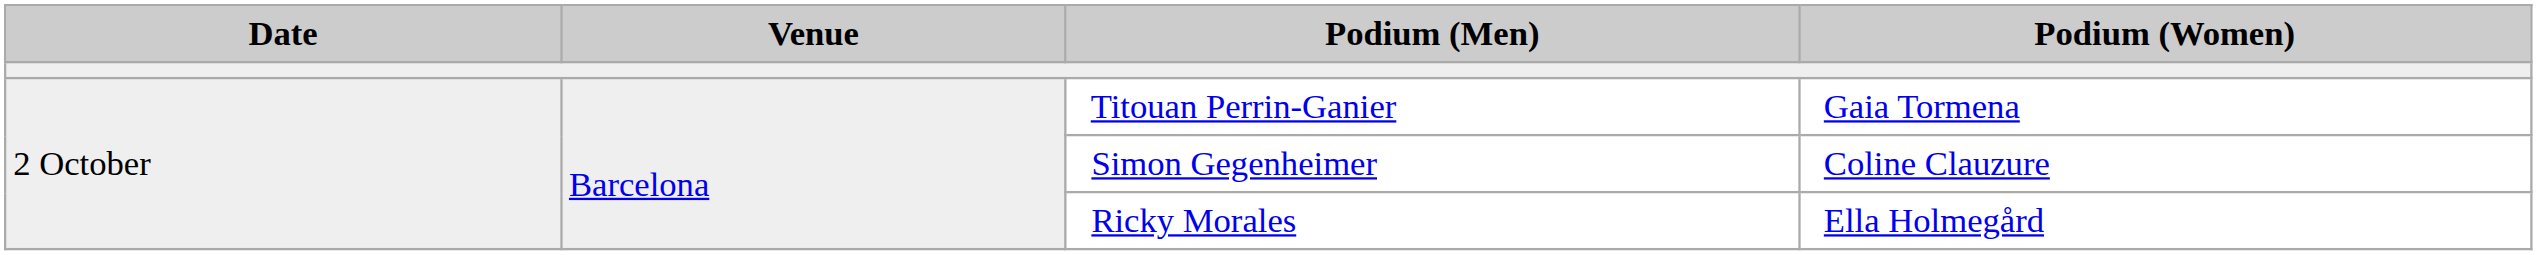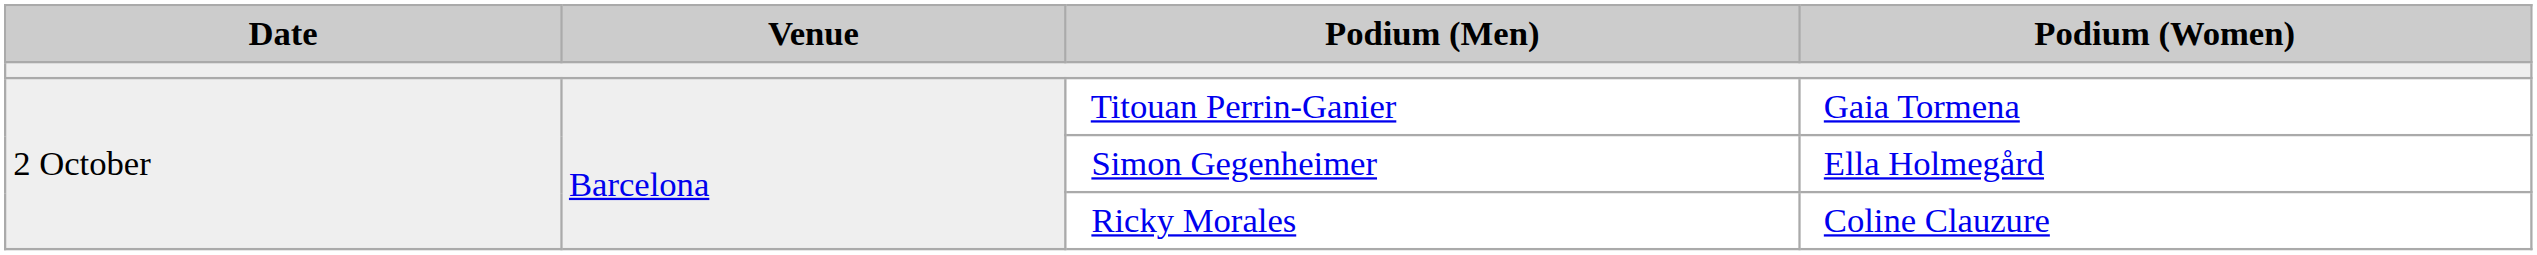(1928, 163) Coline Clauzure -> (1925, 163) Ella Holmegård
(1925, 220) Ella Holmegård -> (1928, 220) Coline Clauzure
